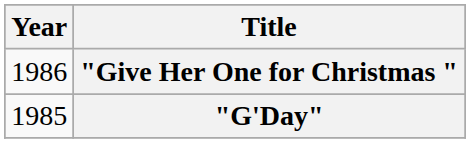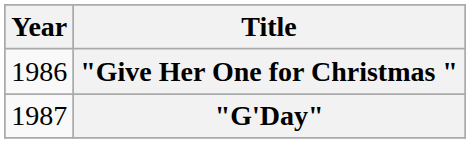(39, 115) 1985 -> (39, 115) 1987
